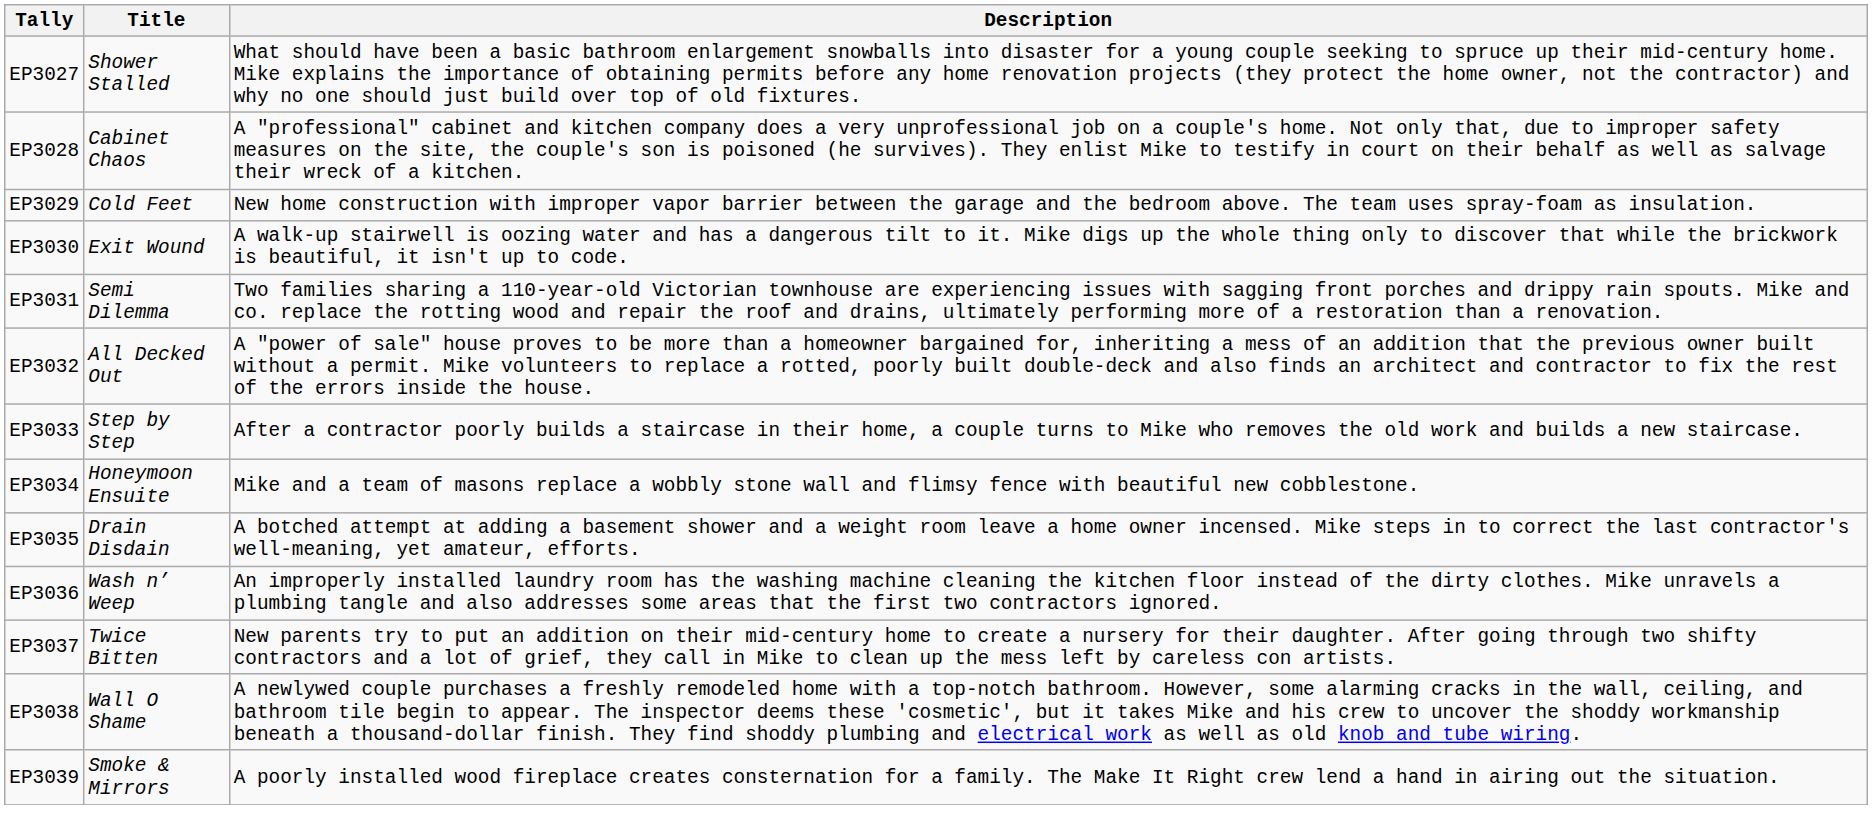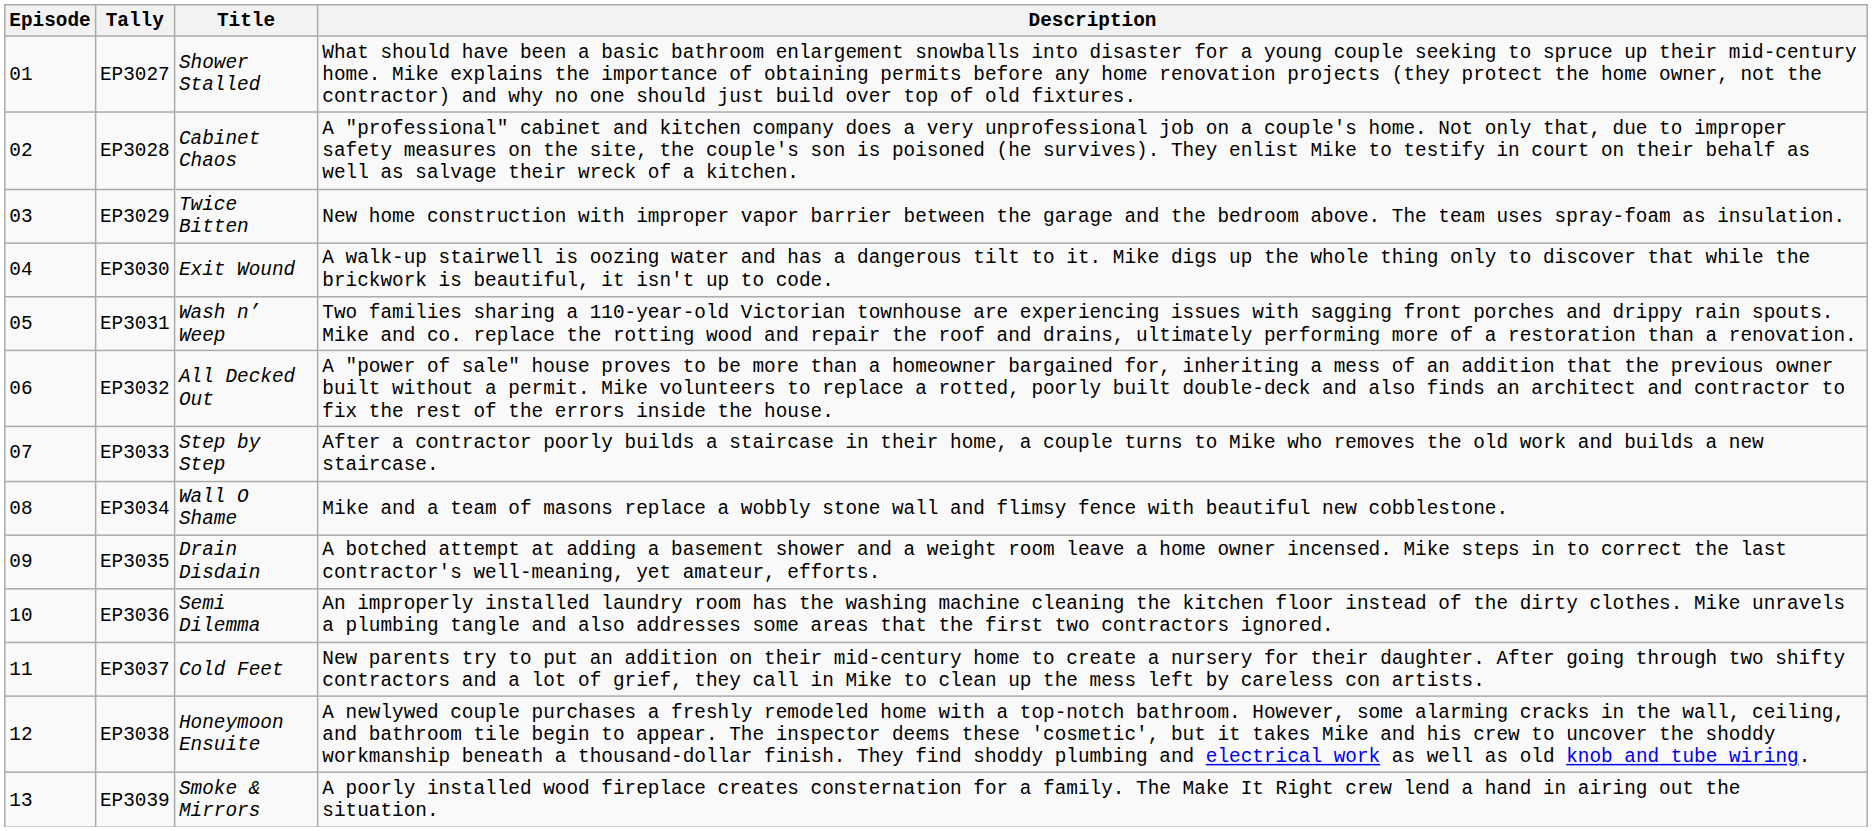+ column: (50, 21)
(141, 205) Cold Feet -> (214, 216) Twice Bitten
(129, 301) Semi Dilemma -> (220, 324) Wash n’ Weep
(141, 485) Honeymoon Ensuite -> (214, 508) Wall O Shame
(129, 593) Wash n’ Weep -> (220, 616) Semi Dilemma
(123, 647) Twice Bitten -> (231, 670) Cold Feet
(123, 712) Wall O Shame -> (231, 735) Honeymoon Ensuite
